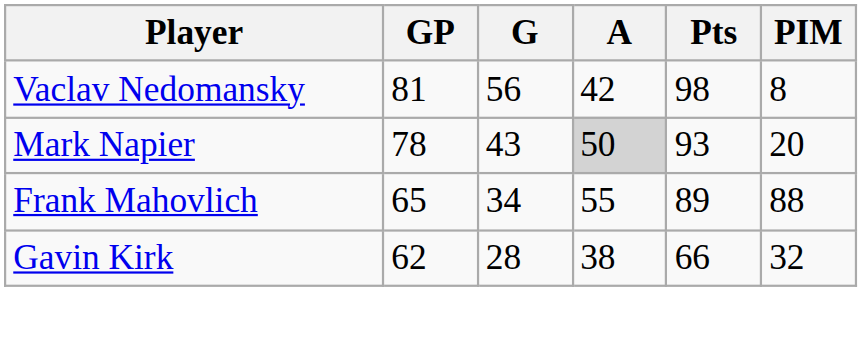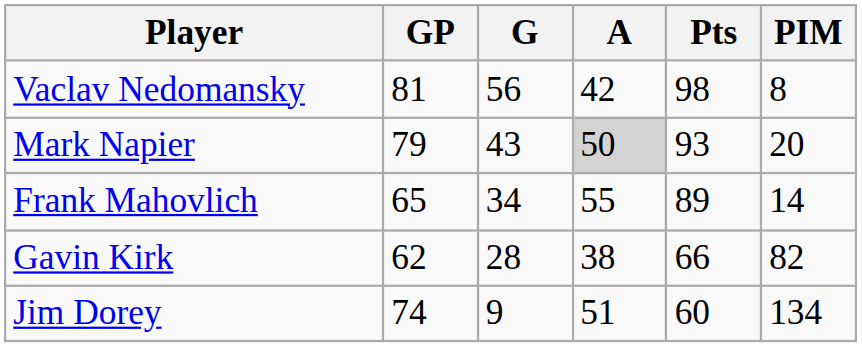(409, 144) 78 -> (409, 144) 79
(787, 200) 88 -> (787, 200) 14
(787, 256) 32 -> (787, 256) 82
+ row: (87, 312)
